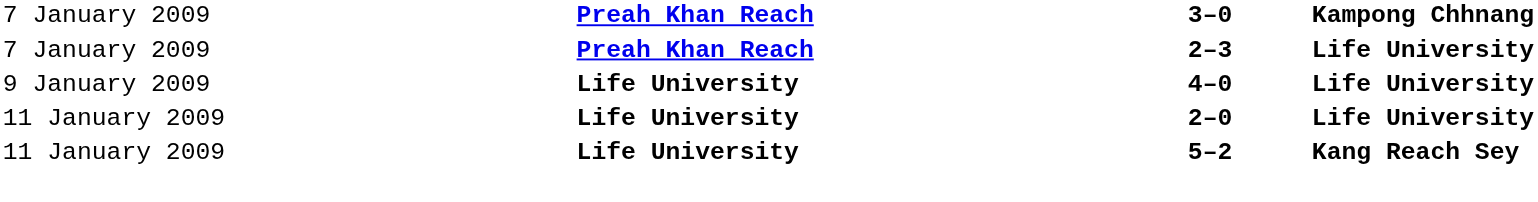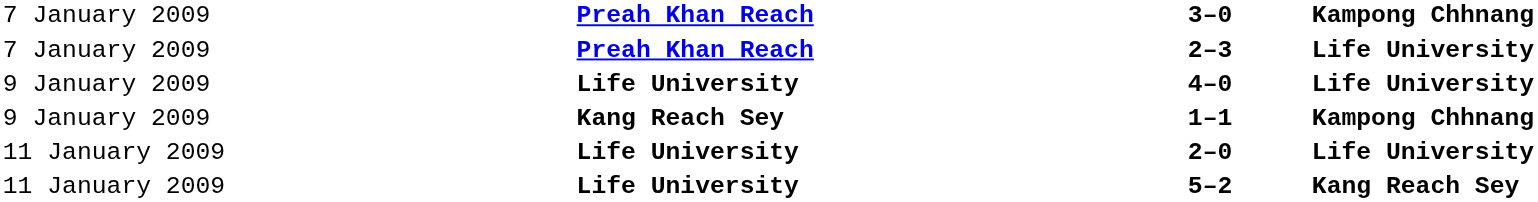+ row: (1210, 118)
